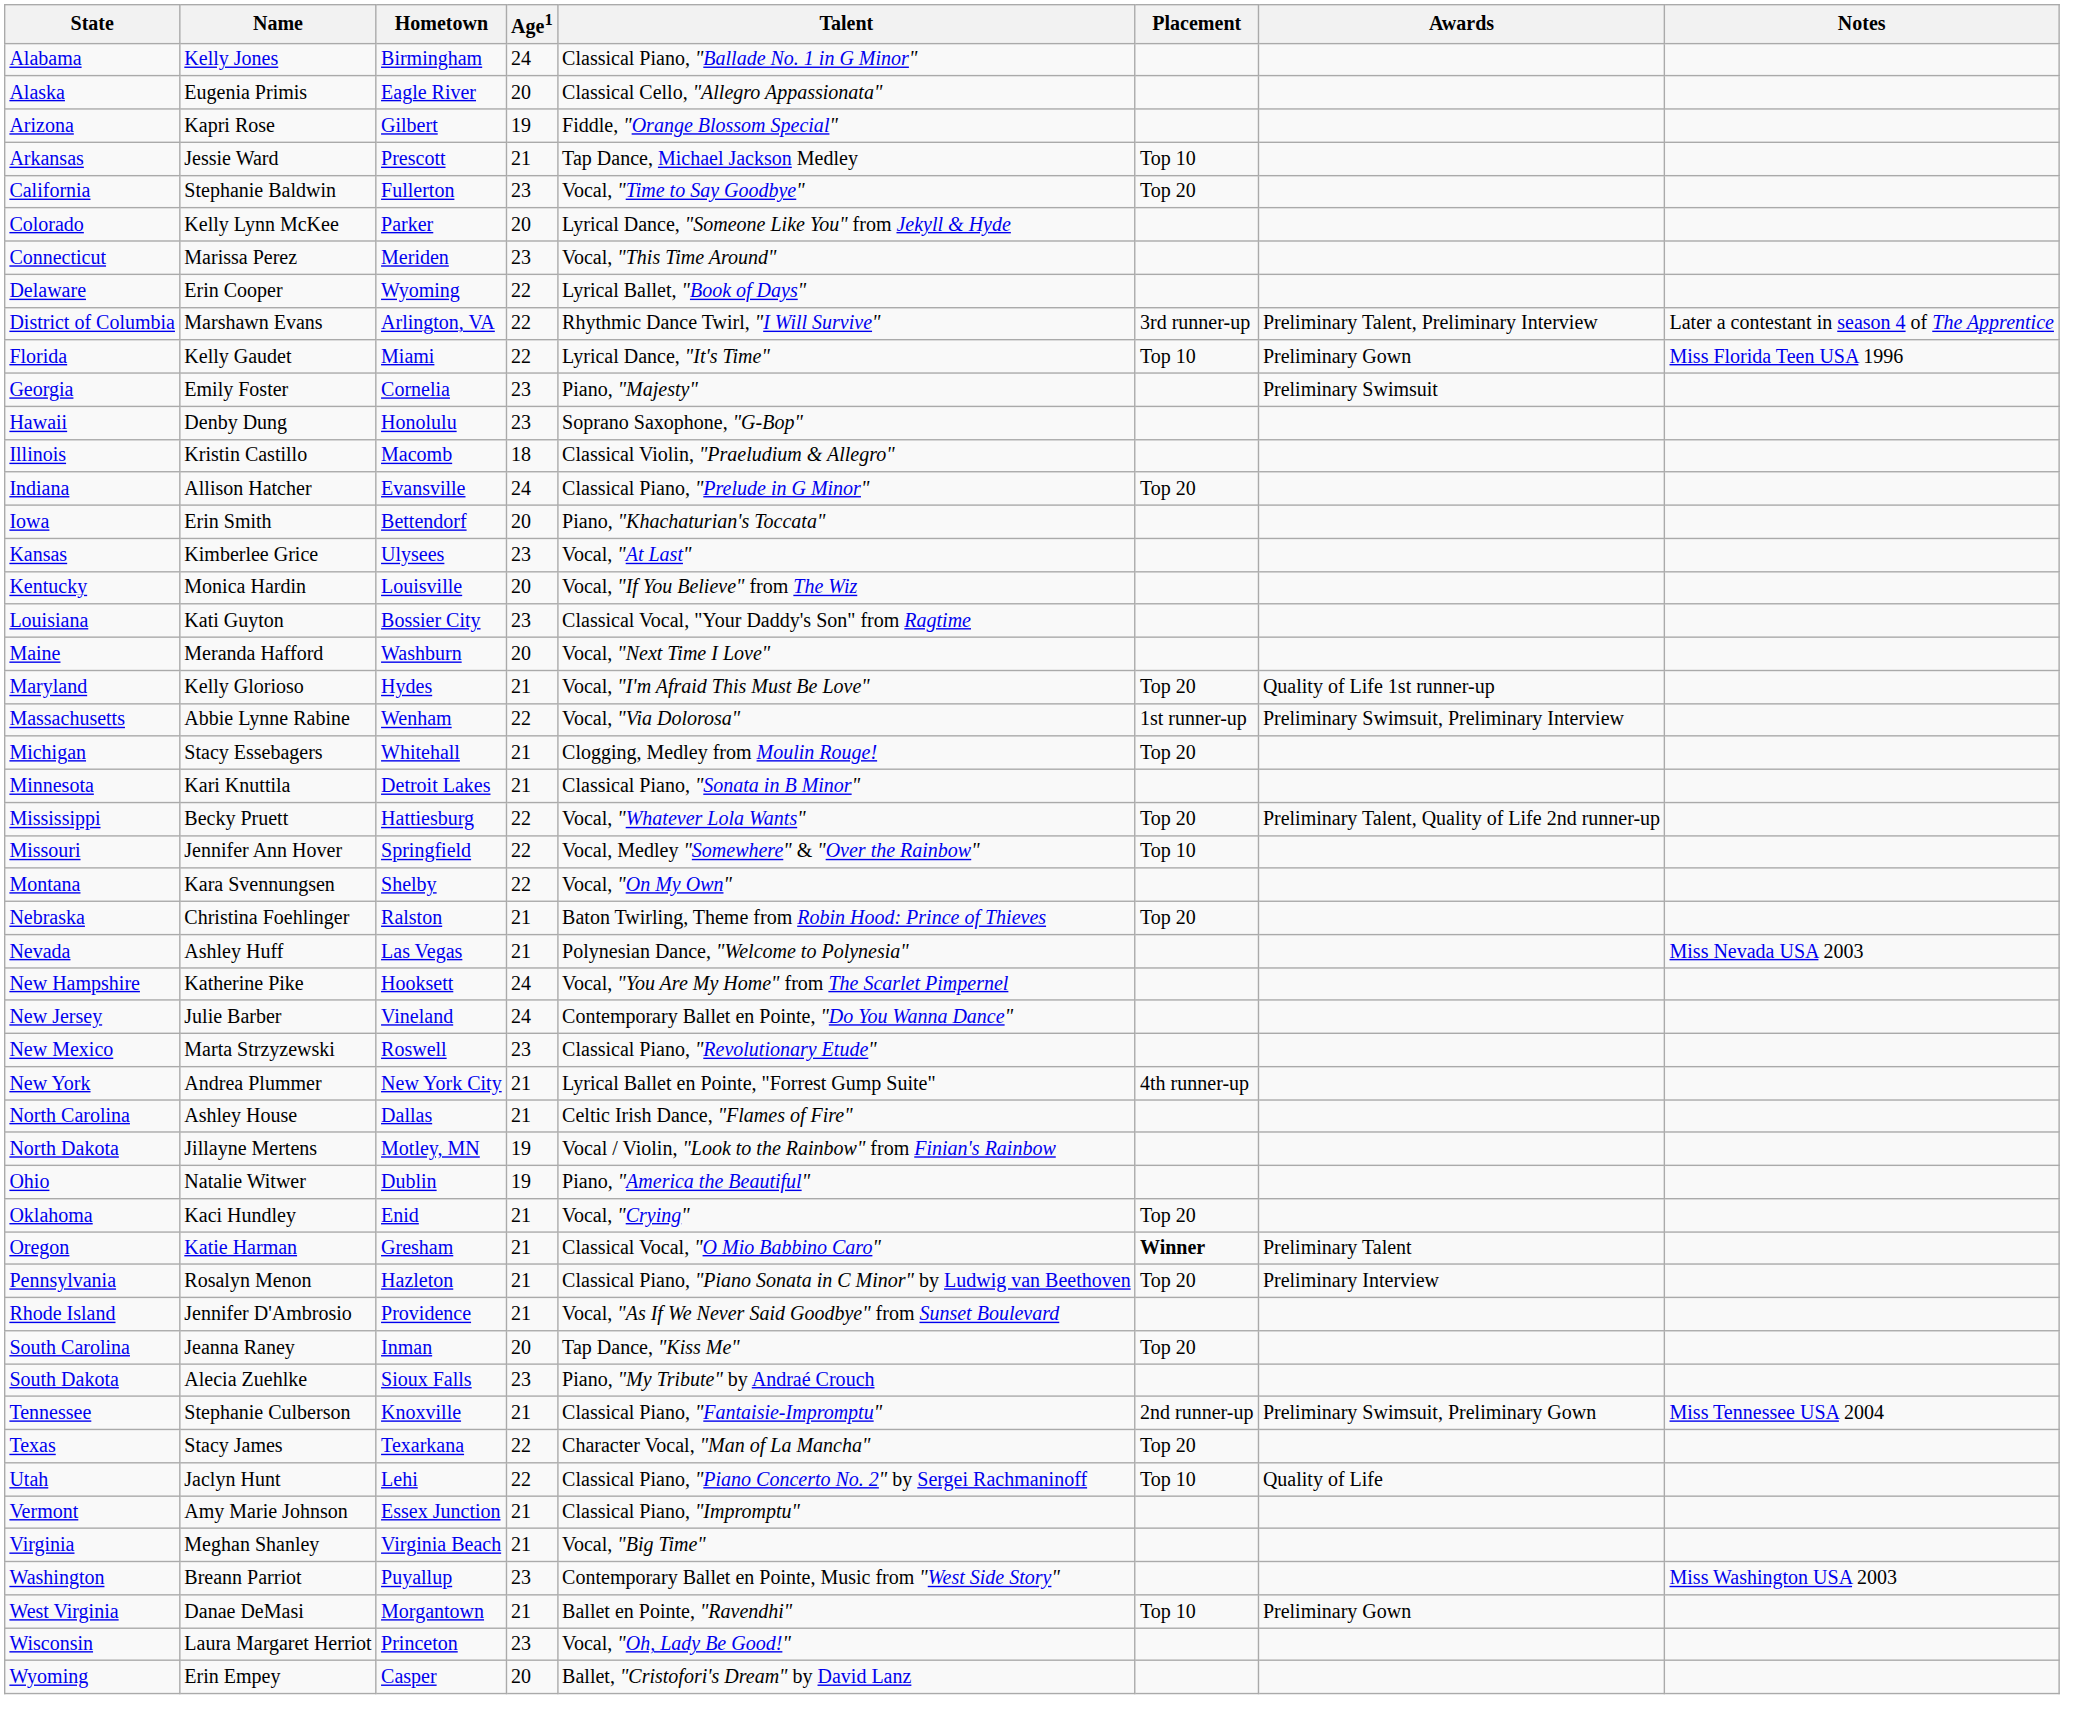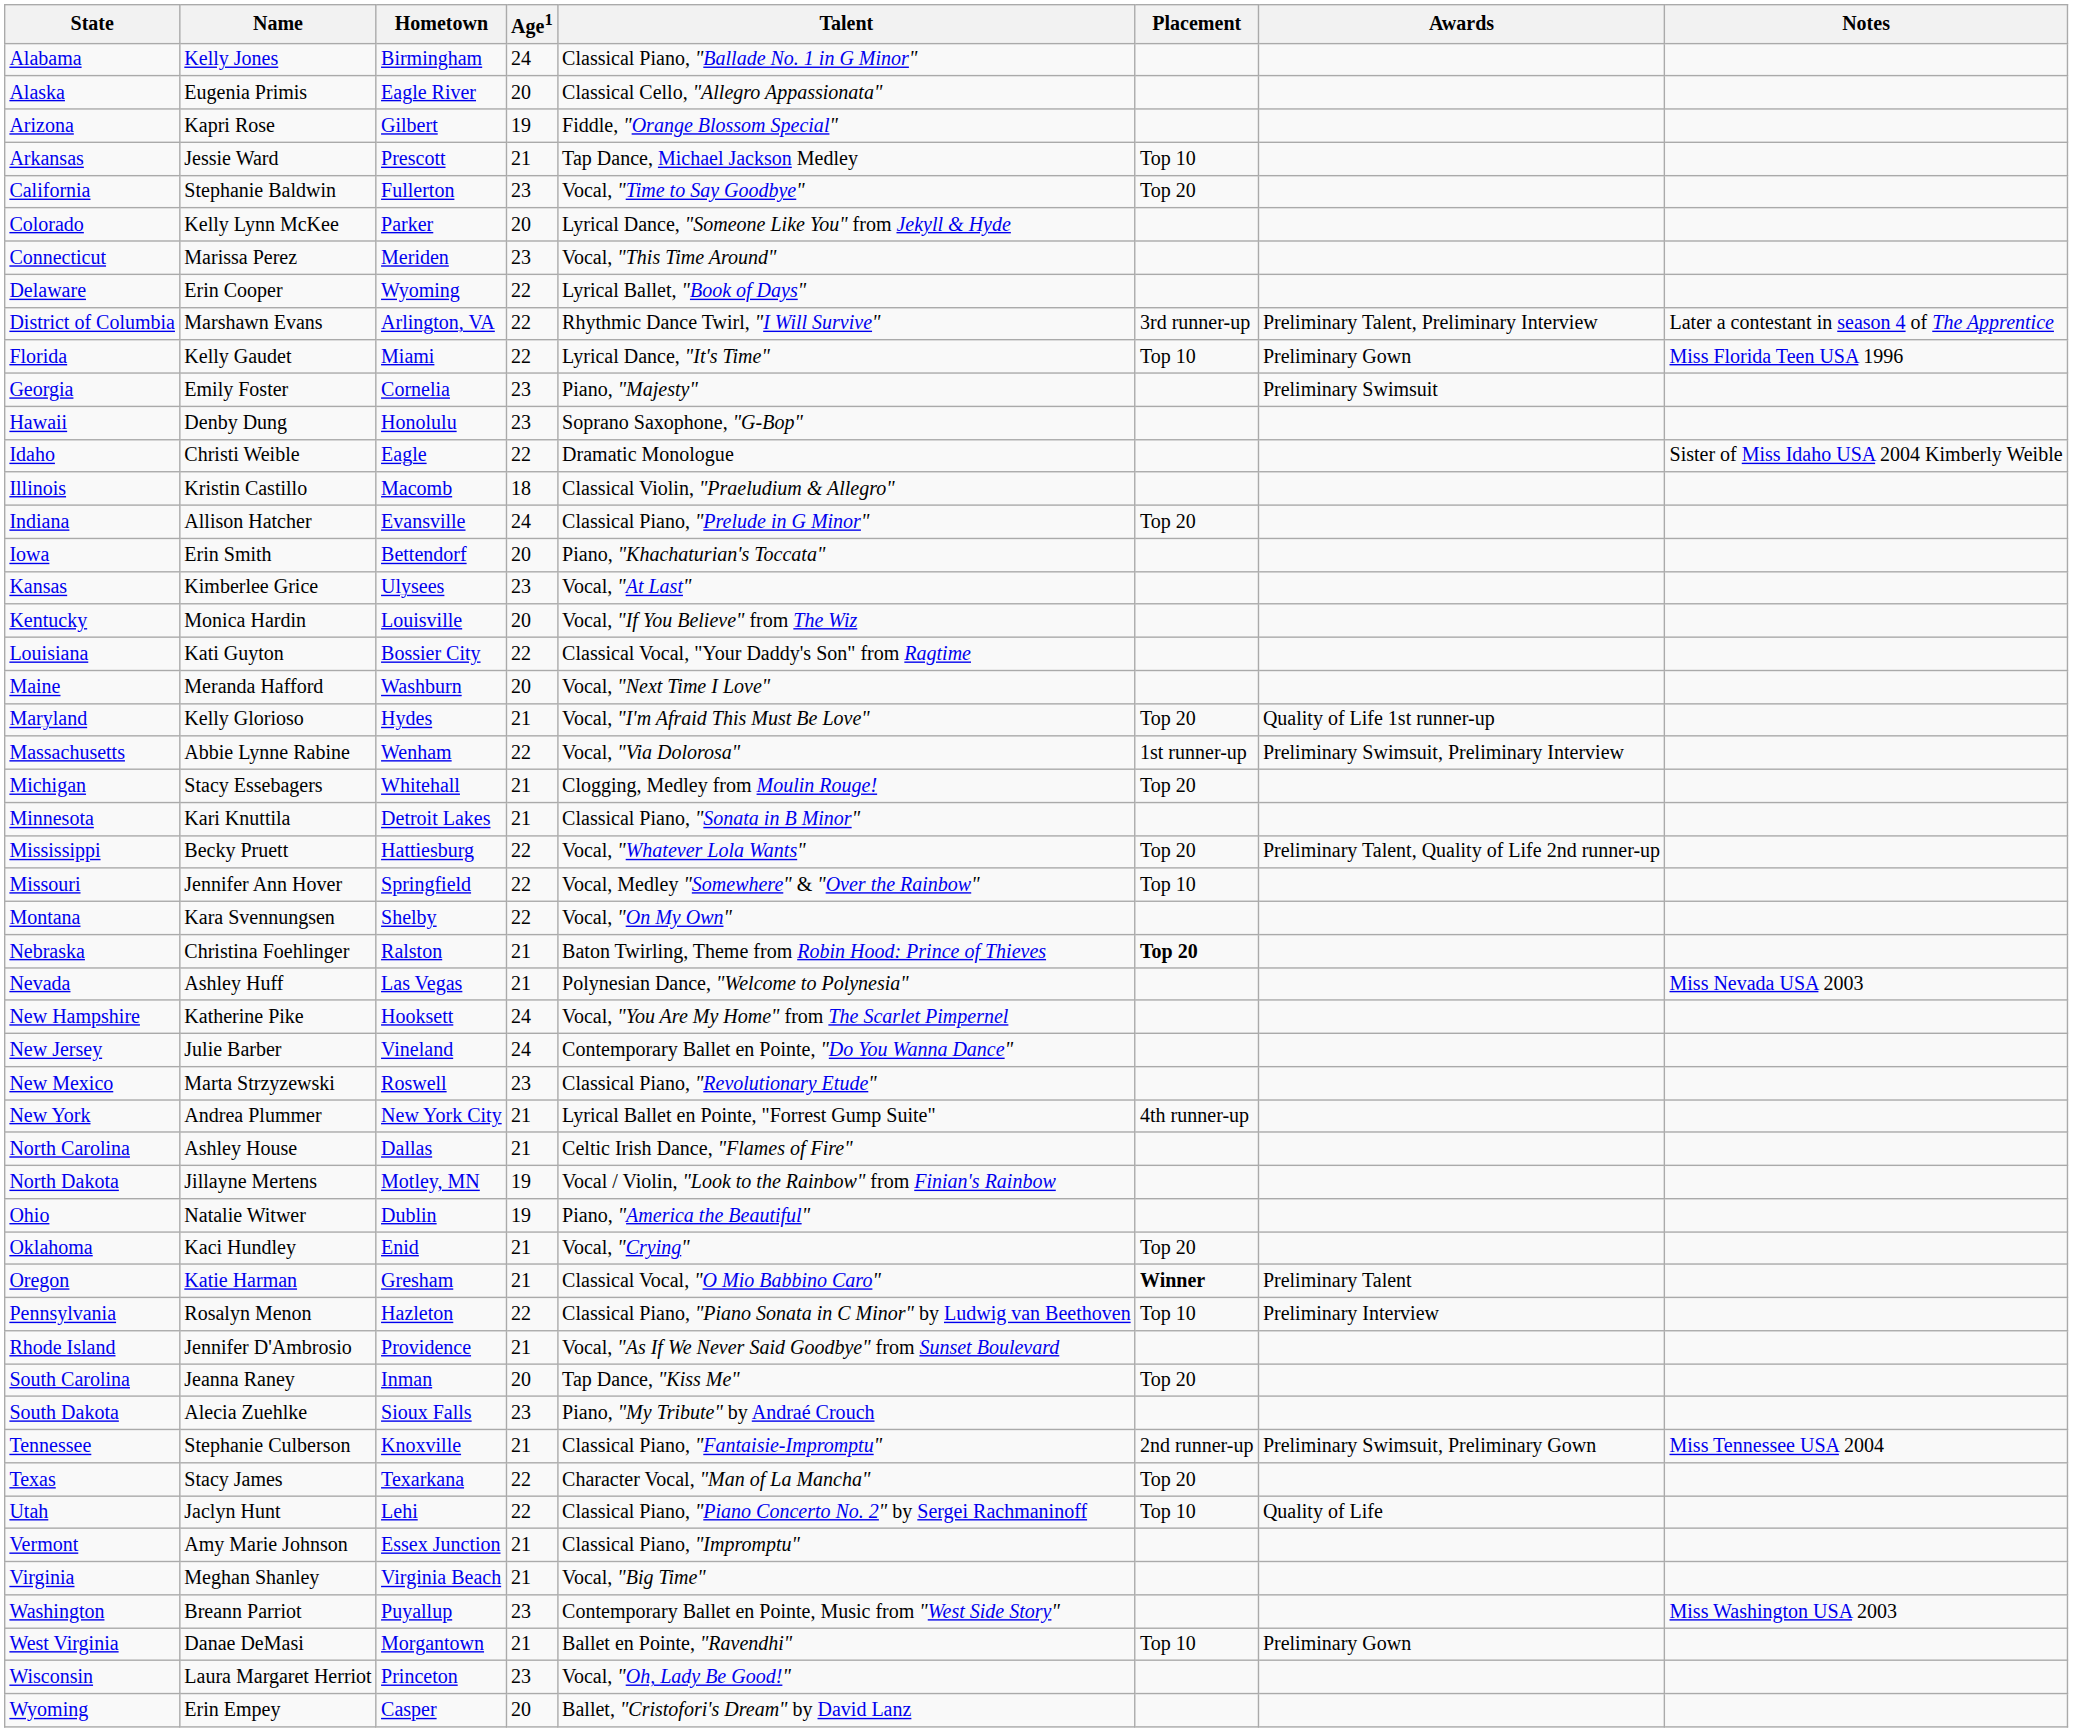+ row: (32, 455)
(521, 620) 23 -> (521, 653) 22
(1168, 918) normal -> (1169, 951) bold
(521, 1281) 21 -> (521, 1314) 22
(1168, 1281) Top 20 -> (1168, 1314) Top 10
